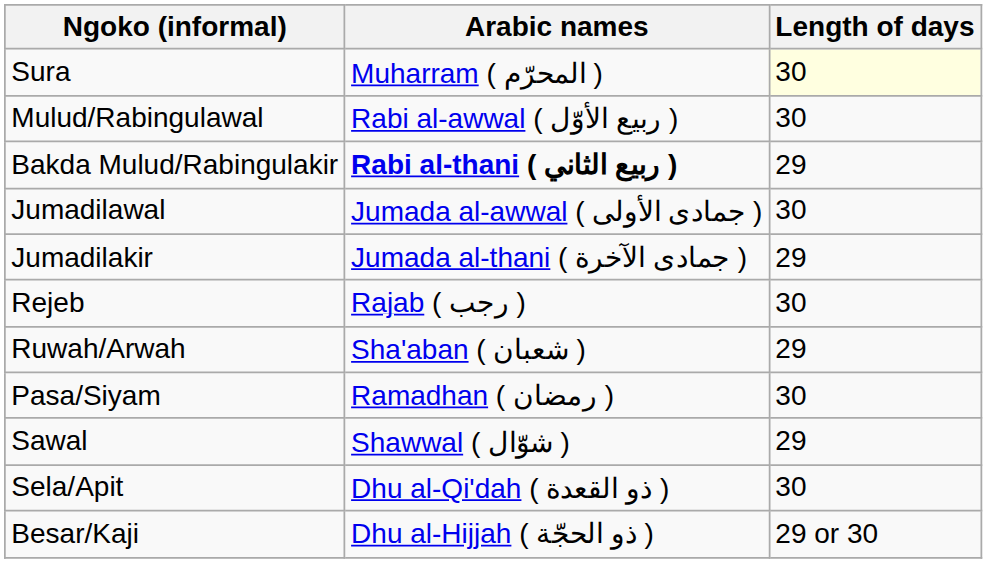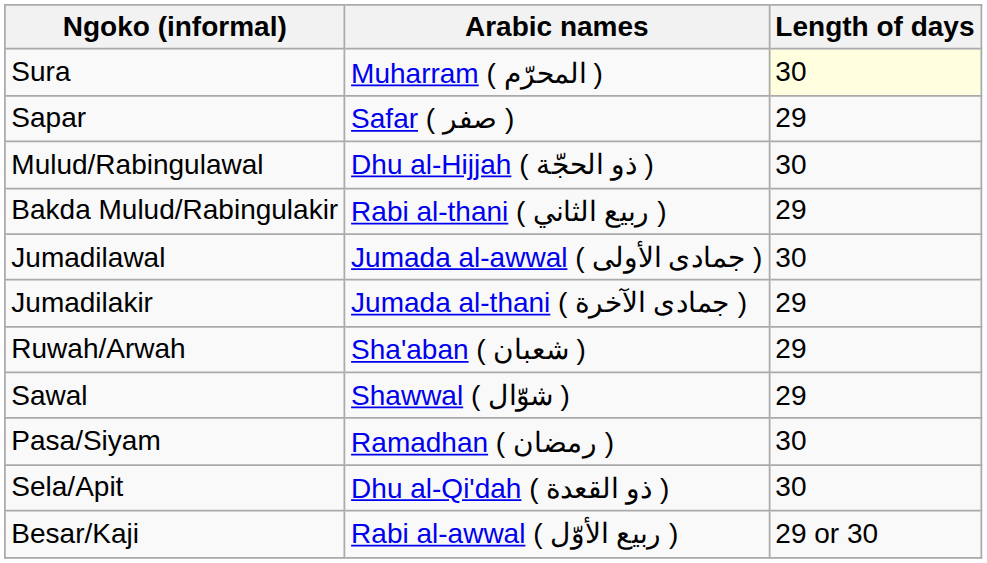+ row: (49, 118)
(515, 119) Rabi al-awwal ( ربيع الأوّل ) -> (503, 165) Dhu al-Hijjah ( ذو الحجّة )
(514, 165) bold -> (509, 211) normal
- row: (48, 302)
rows swapped: (86, 395) <-> (49, 441)
(503, 534) Dhu al-Hijjah ( ذو الحجّة ) -> (515, 534) Rabi al-awwal ( ربيع الأوّل )
